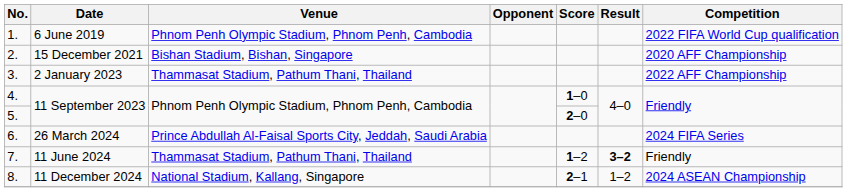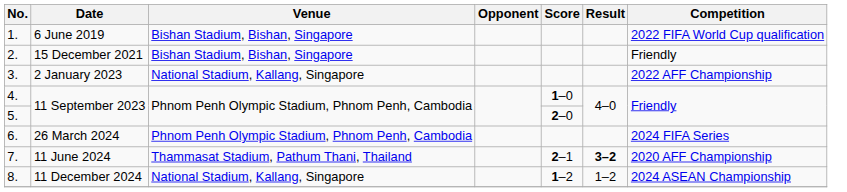(312, 34) Phnom Penh Olympic Stadium, Phnom Penh, Cambodia -> (252, 34) Bishan Stadium, Bishan, Singapore
(716, 55) 2020 AFF Championship -> (654, 55) Friendly
(282, 75) Thammasat Stadium, Pathum Thani, Thailand -> (258, 75) National Stadium, Kallang, Singapore
(319, 136) Prince Abdullah Al-Faisal Sports City, Jeddah, Saudi Arabia -> (312, 136) Phnom Penh Olympic Stadium, Phnom Penh, Cambodia
(577, 156) 1–2 -> (562, 156) 2–1
(668, 156) Friendly -> (701, 156) 2020 AFF Championship
(577, 177) 2–1 -> (562, 177) 1–2
